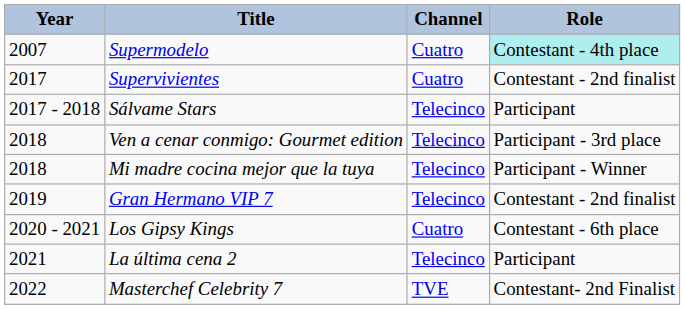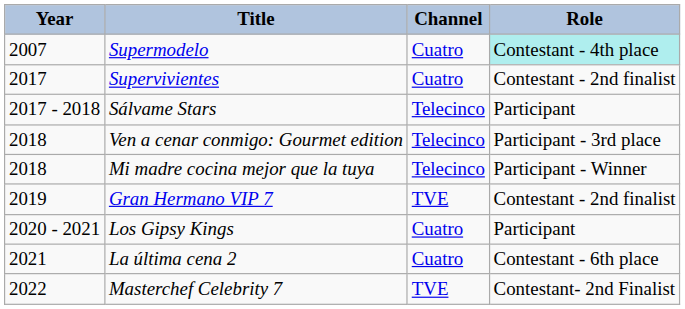(448, 199) Telecinco -> (430, 199) TVE
(576, 229) Contestant - 6th place -> (534, 229) Participant
(448, 259) Telecinco -> (437, 259) Cuatro
(534, 259) Participant -> (576, 259) Contestant - 6th place
